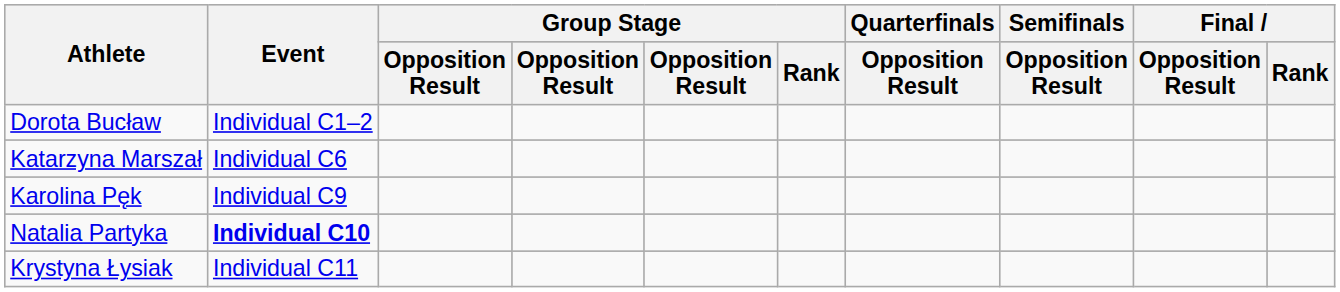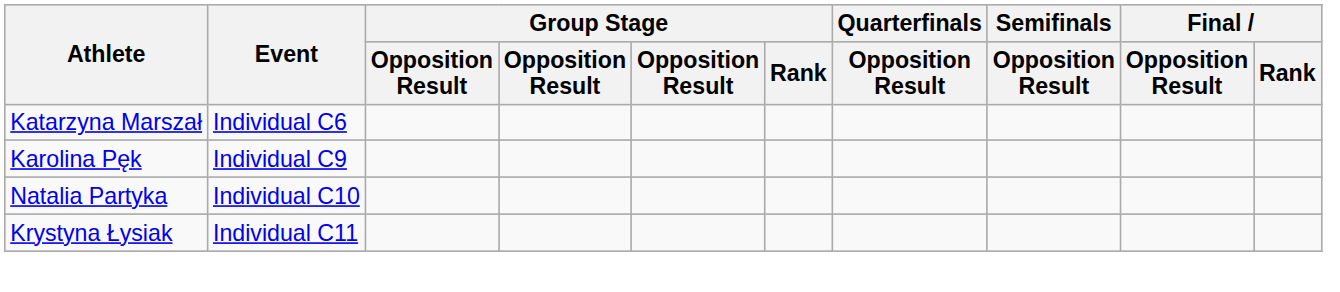- row: (86, 123)
(292, 232) bold -> (286, 196) normal
